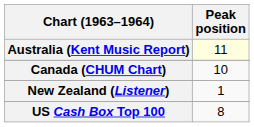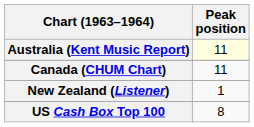(221, 70) 10 -> (221, 70) 11
